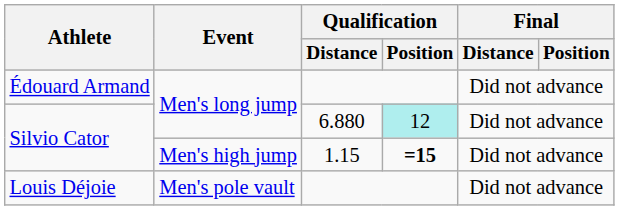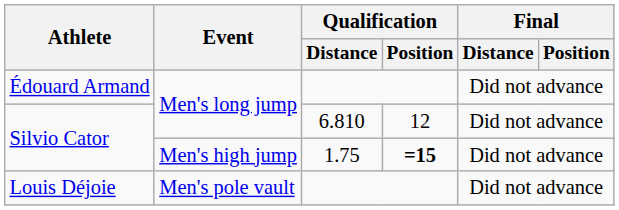(342, 121) 6.880 -> (342, 121) 6.810
(420, 121) paleturquoise background -> (420, 121) no background
(342, 154) 1.15 -> (342, 154) 1.75
